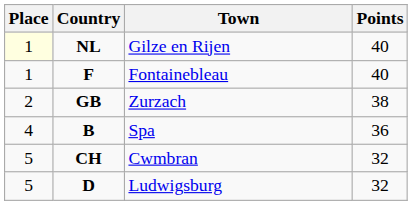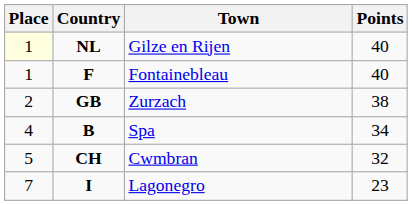(380, 130) 36 -> (380, 130) 34
- row: (175, 185)
+ row: (167, 185)
